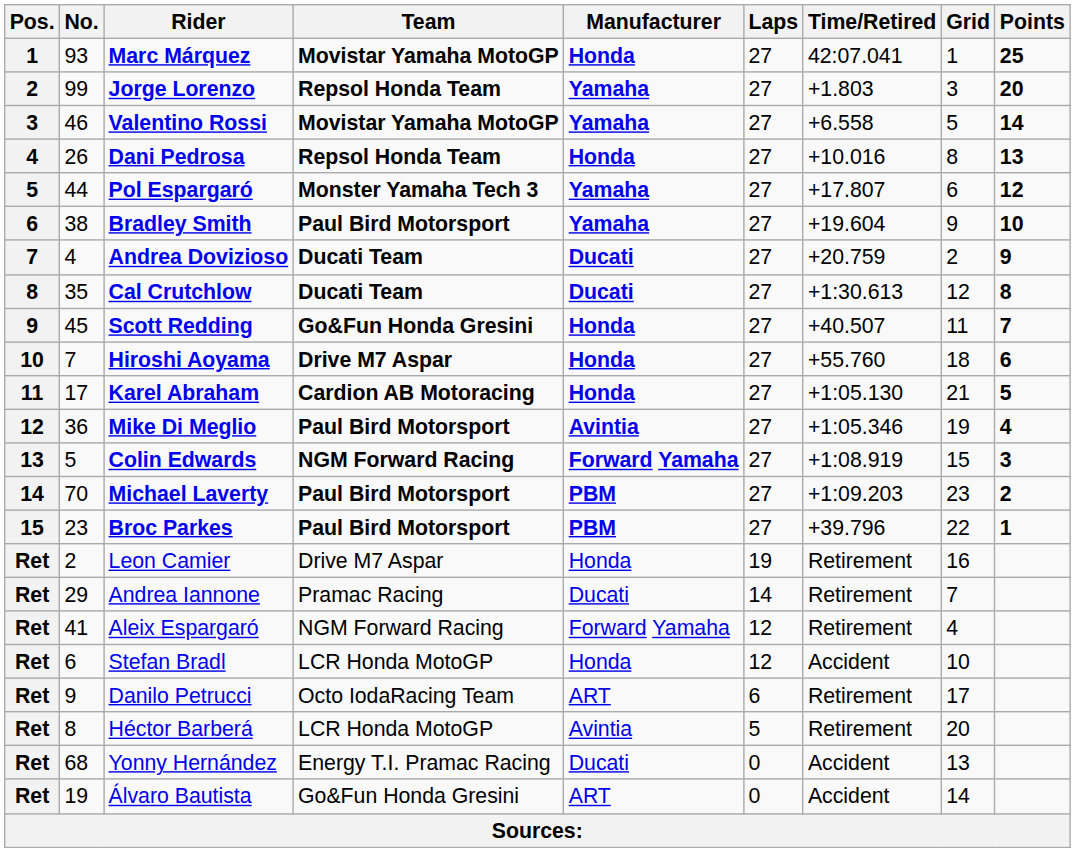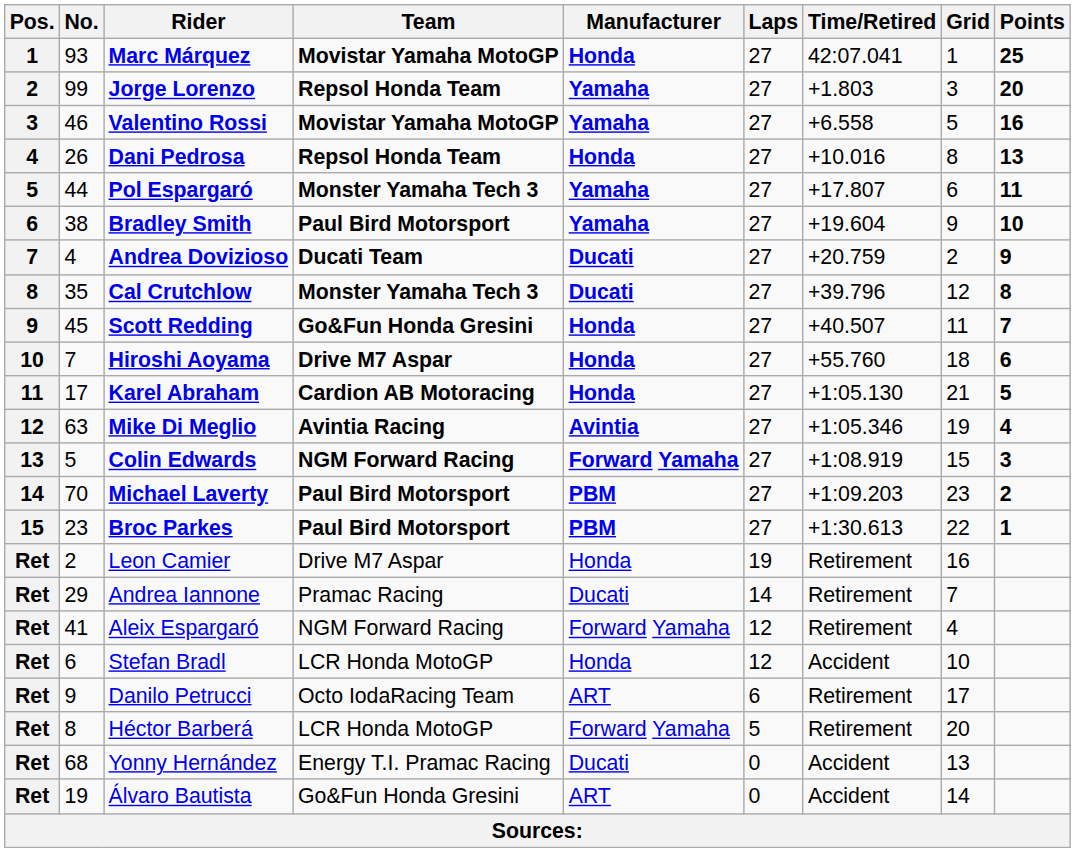(1012, 123) 14 -> (1012, 123) 16
(1012, 190) 12 -> (1011, 190) 11
(360, 291) Ducati Team -> (418, 291) Monster Yamaha Tech 3
(856, 291) +1:30.613 -> (847, 291) +39.796
(76, 426) 36 -> (76, 426) 63
(404, 426) Paul Bird Motorsport -> (372, 426) Avintia Racing
(847, 527) +39.796 -> (856, 527) +1:30.613
(600, 729) Avintia -> (649, 729) Forward Yamaha
